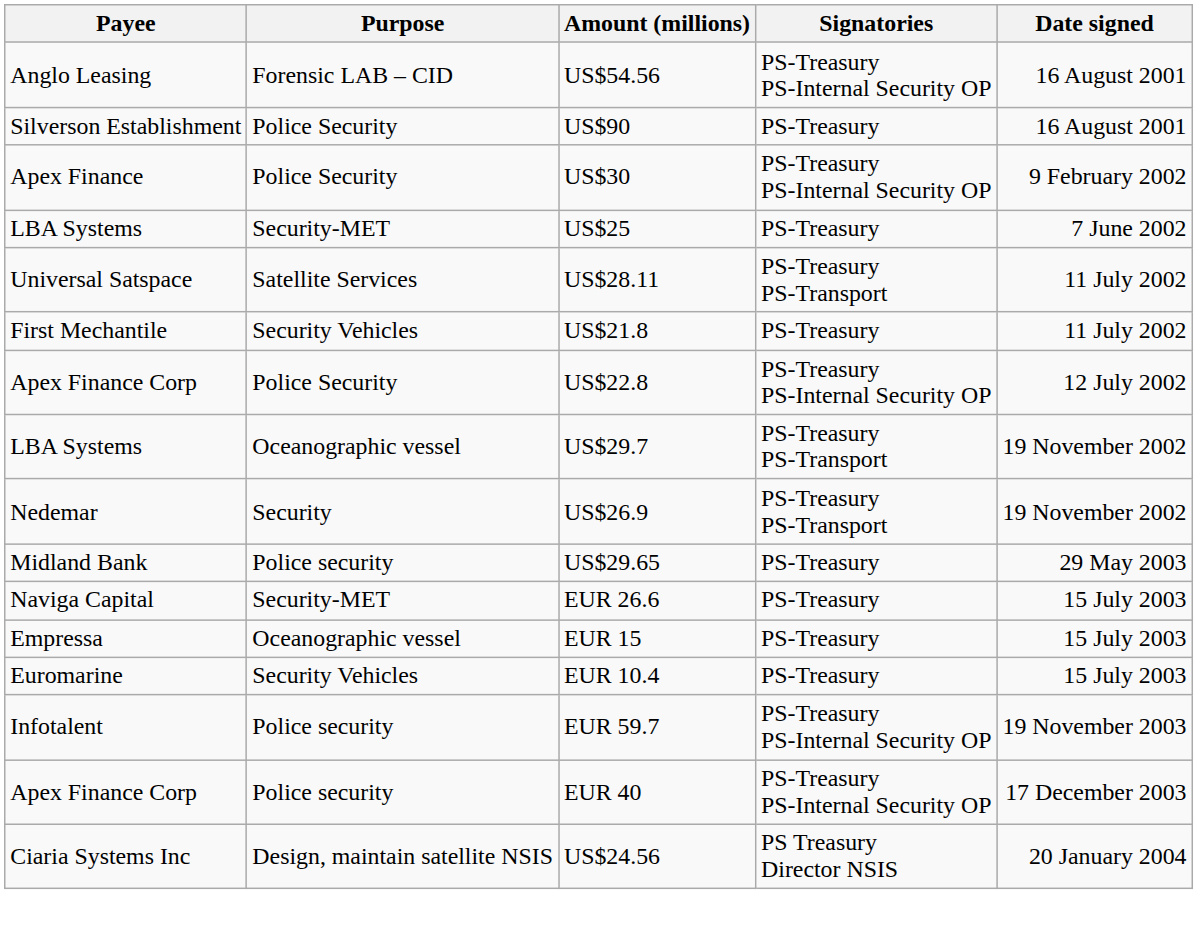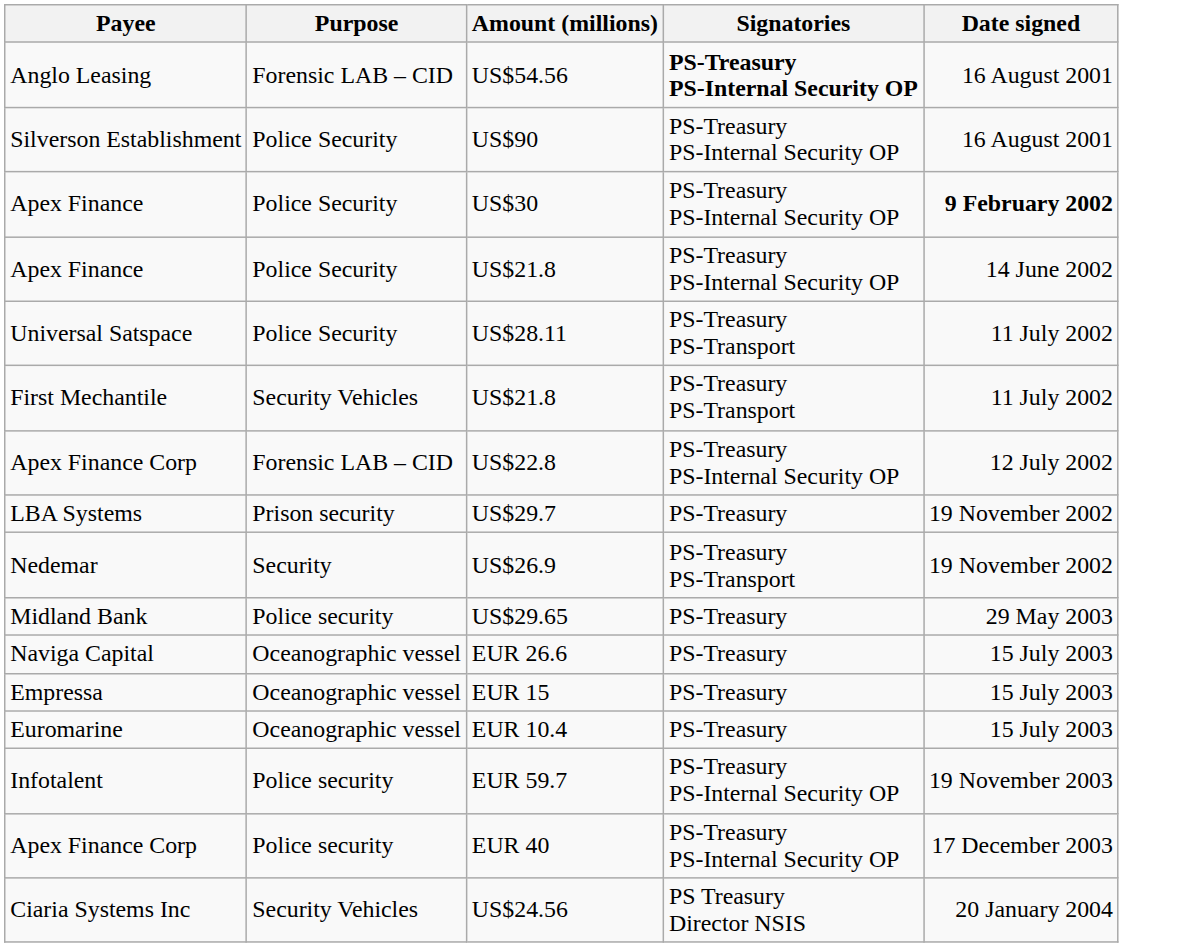(876, 74) normal -> (793, 74) bold
(820, 125) PS-Treasury -> (784, 139) PS-Treasury PS-Internal Security OP
(1108, 177) normal -> (1029, 203) bold
- row: (76, 228)
+ row: (77, 268)
(335, 279) Satellite Services -> (325, 333) Police Security
(820, 330) PS-Treasury -> (732, 397) PS-Treasury PS-Transport
(325, 381) Police Security -> (353, 462) Forensic LAB – CID
(357, 446) Oceanographic vessel -> (324, 513) Prison security
(824, 446) PS-Treasury PS-Transport -> (728, 513) PS-Treasury
(321, 600) Security-MET -> (357, 653) Oceanographic vessel
(335, 675) Security Vehicles -> (357, 729) Oceanographic vessel
(403, 856) Design, maintain satellite NSIS -> (335, 909) Security Vehicles
